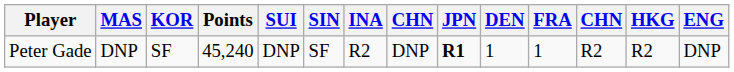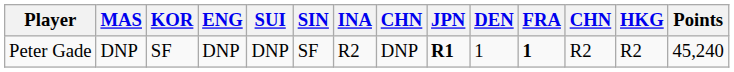columns swapped: (704, 20) <-> (228, 20)
(538, 51) normal -> (527, 51) bold
